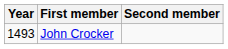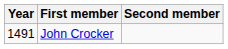(21, 33) 1493 -> (21, 33) 1491
